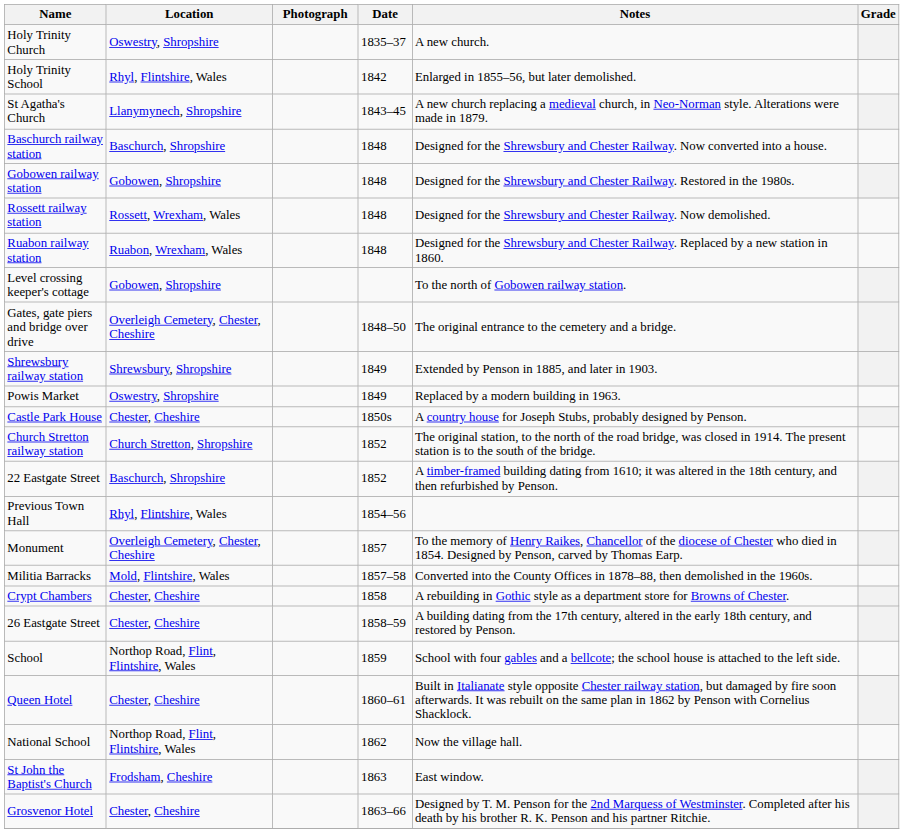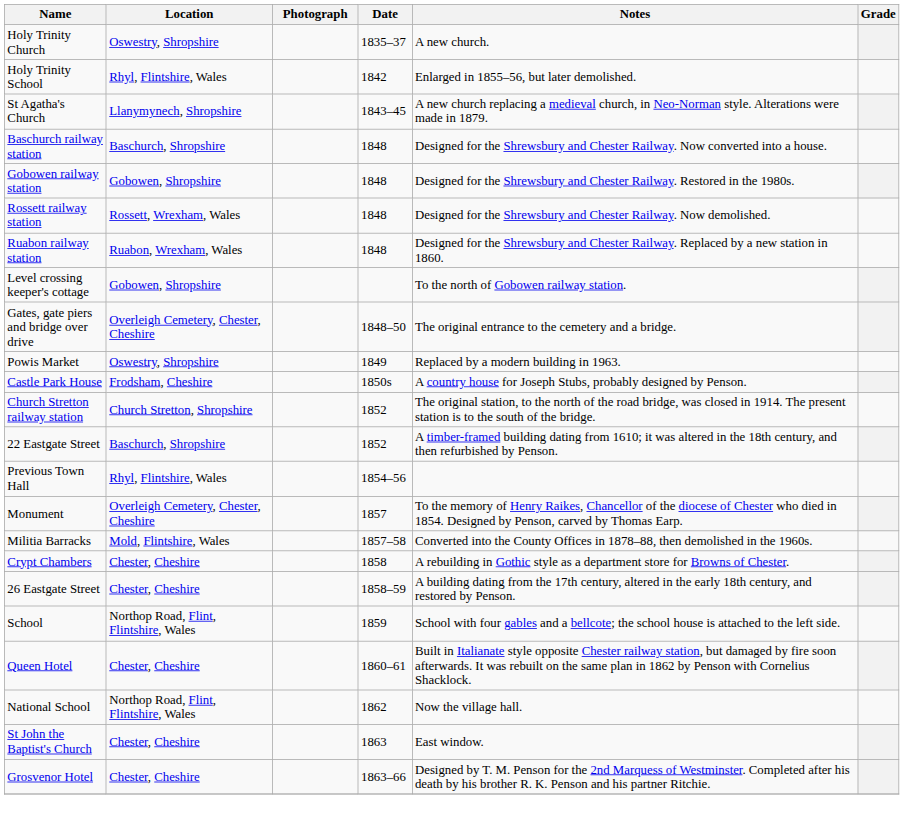- row: (45, 368)
(154, 416) Chester, Cheshire -> (161, 381) Frodsham, Cheshire
(161, 776) Frodsham, Cheshire -> (154, 742) Chester, Cheshire
